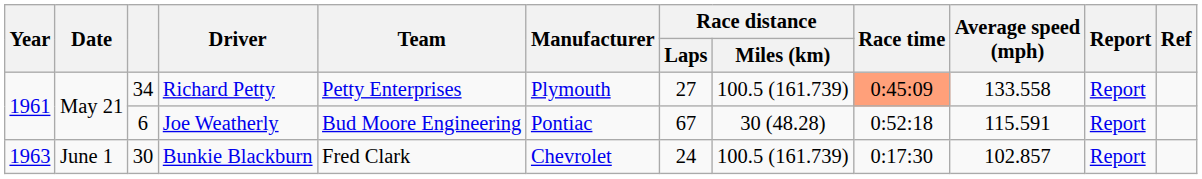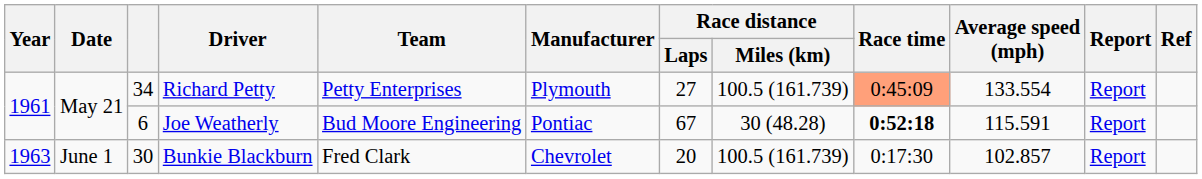(1018, 89) 133.558 -> (1018, 89) 133.554
(902, 123) normal -> (902, 123) bold
(686, 156) 24 -> (686, 156) 20
